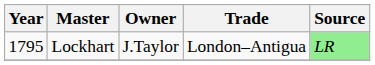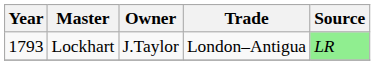(26, 45) 1795 -> (26, 45) 1793
